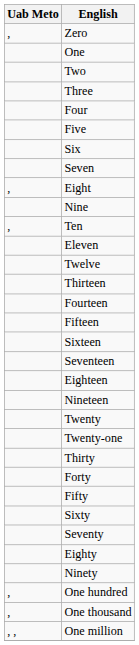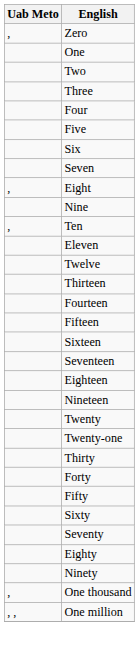- row: (96, 592)
